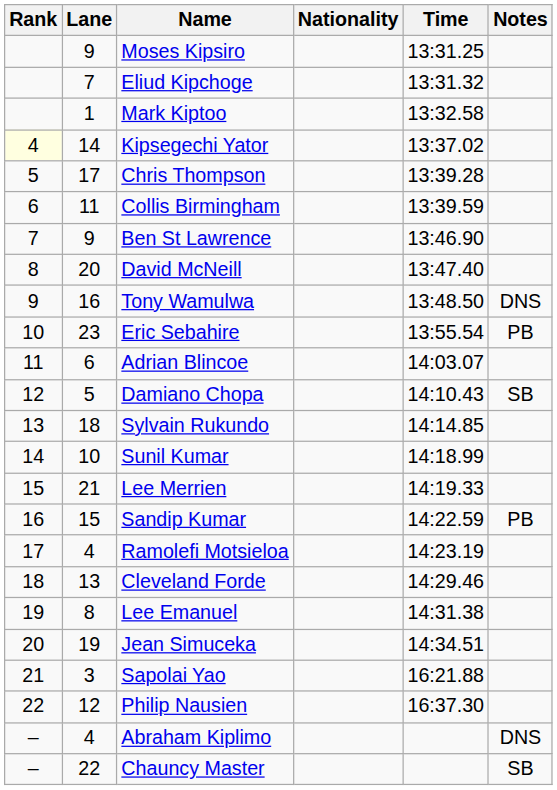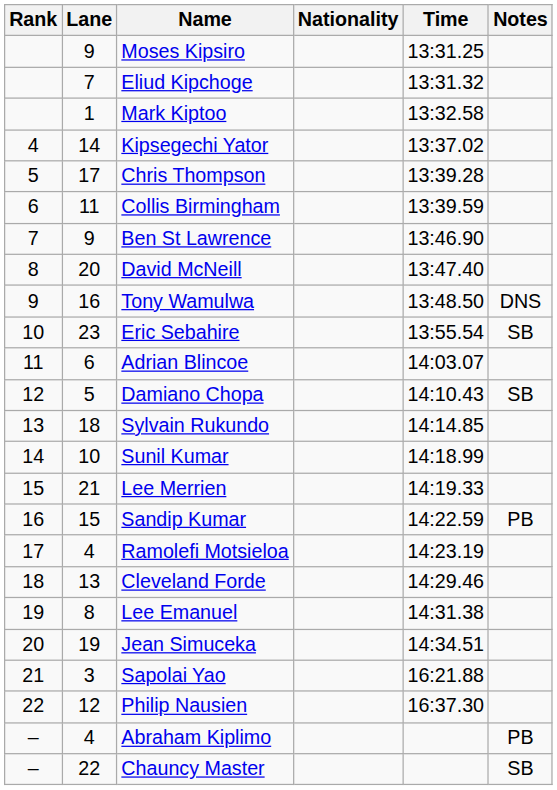(33, 144) lightyellow background -> (33, 144) no background
(520, 332) PB -> (520, 332) SB
(520, 737) DNS -> (520, 737) PB
